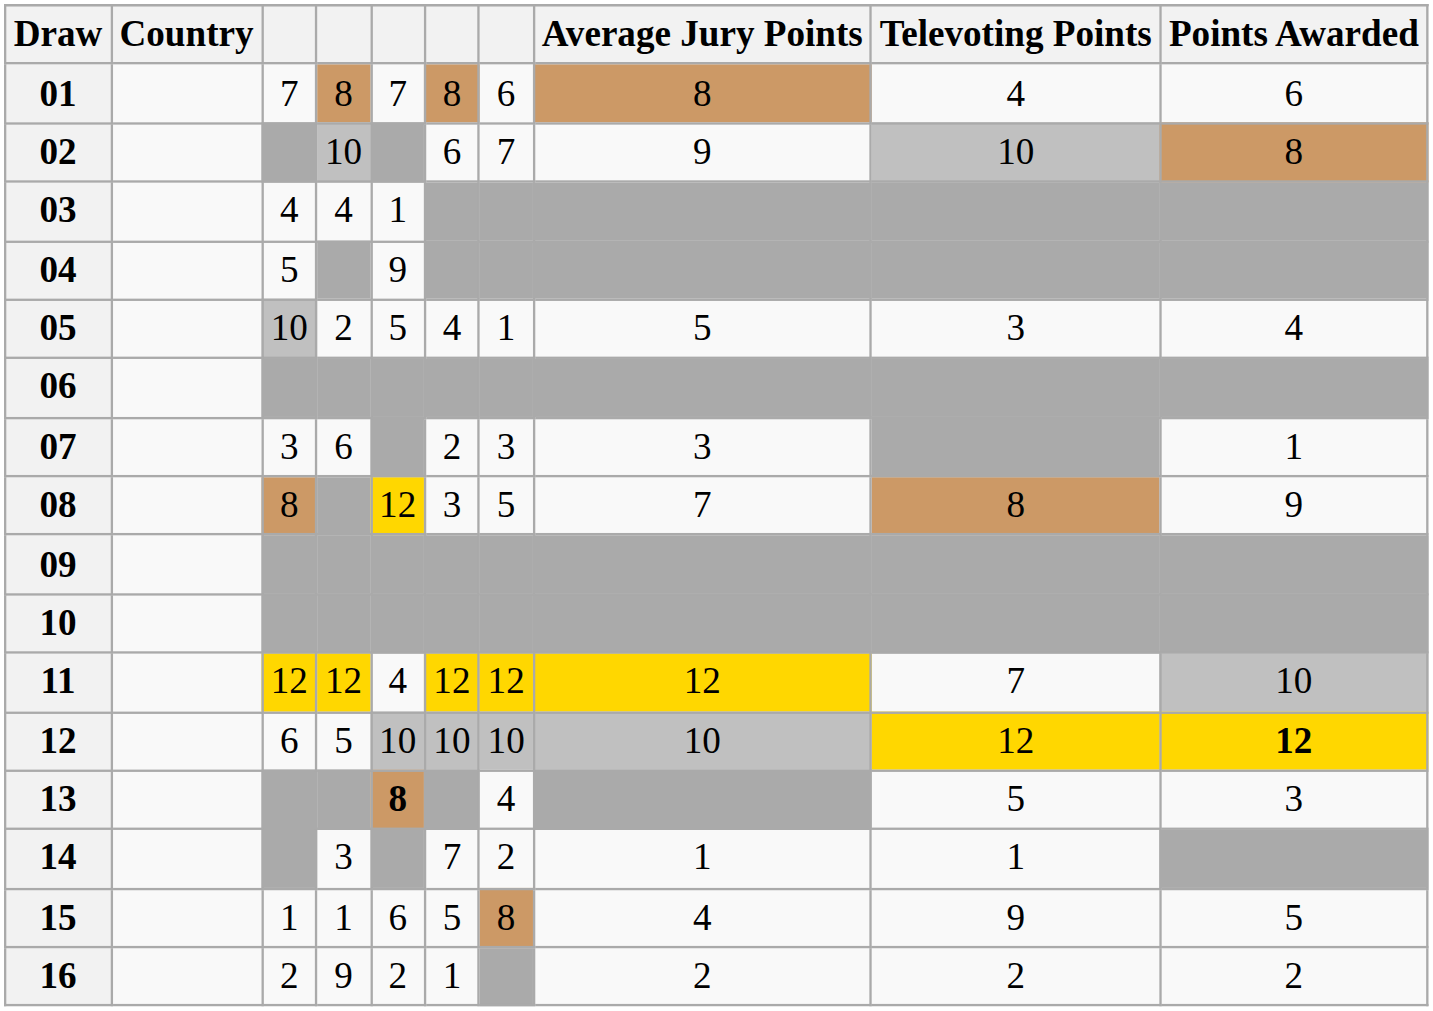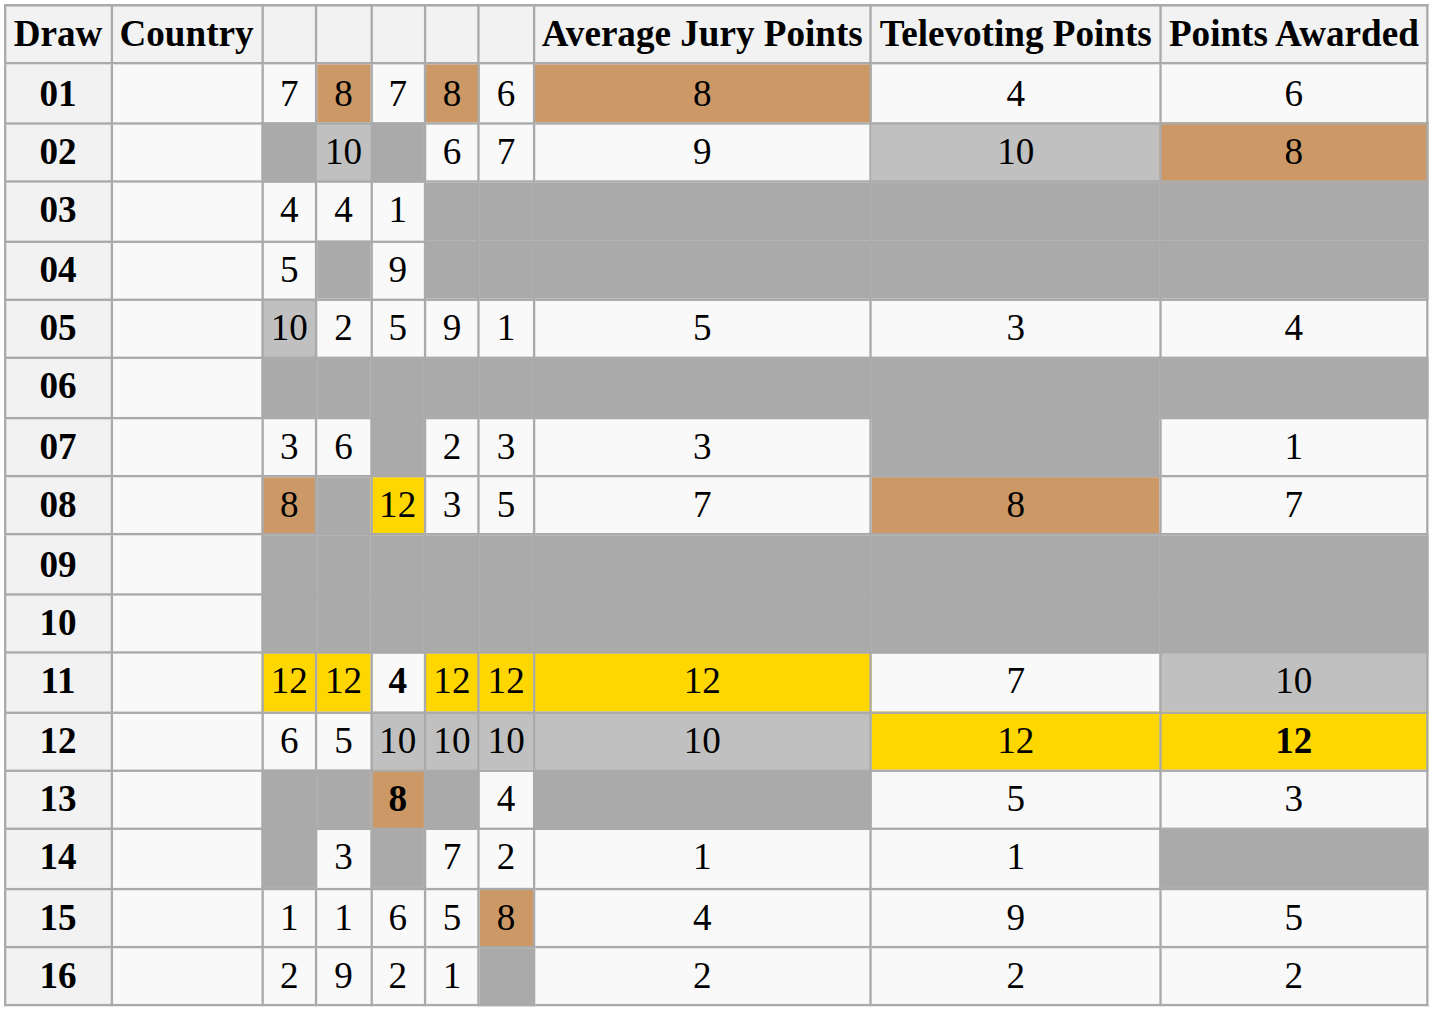(452, 328) 4 -> (452, 328) 9
(1294, 504) 9 -> (1294, 504) 7
(398, 681) normal -> (398, 681) bold
